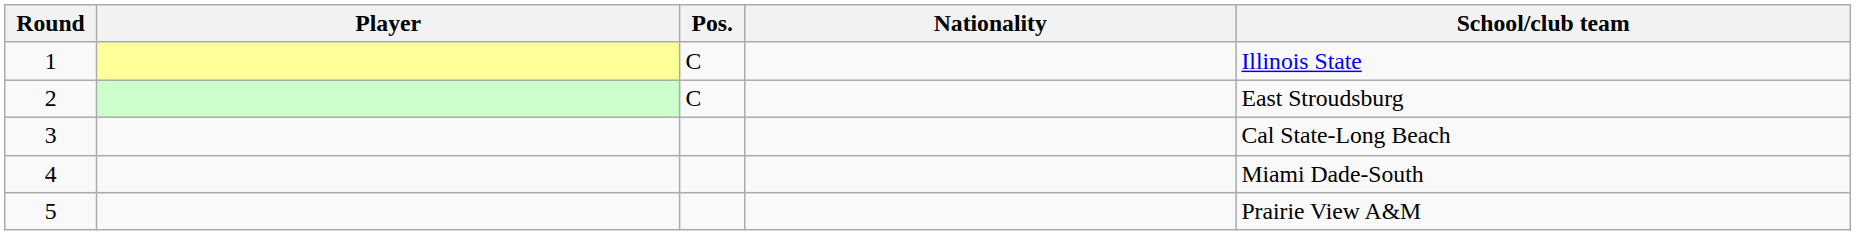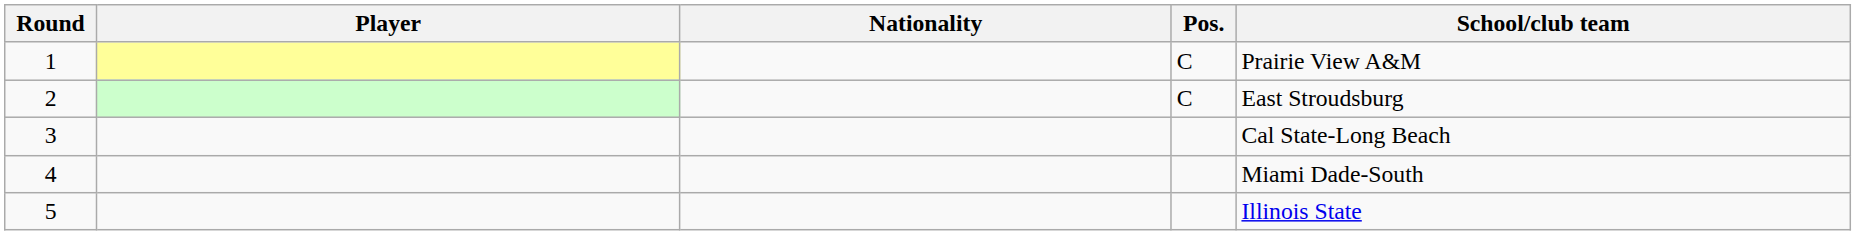columns swapped: (712, 23) <-> (990, 23)
(1302, 60) Illinois State -> (1331, 60) Prairie View A&M
(1331, 211) Prairie View A&M -> (1302, 211) Illinois State
